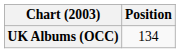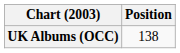(148, 36) 134 -> (148, 36) 138
